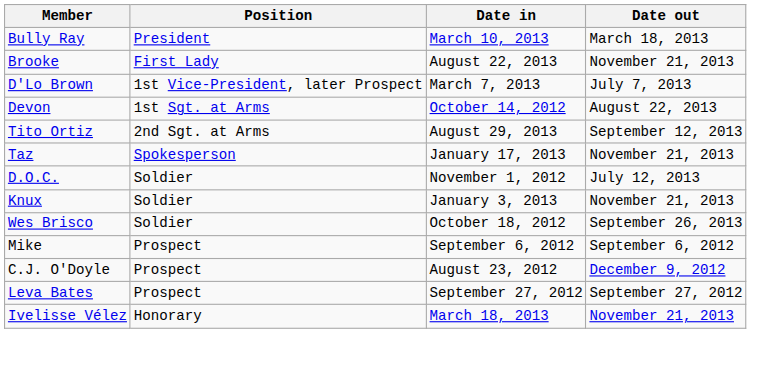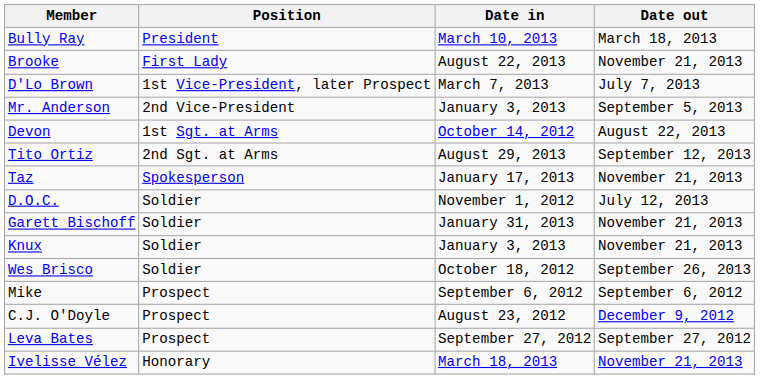+ row: (59, 108)
+ row: (72, 224)
